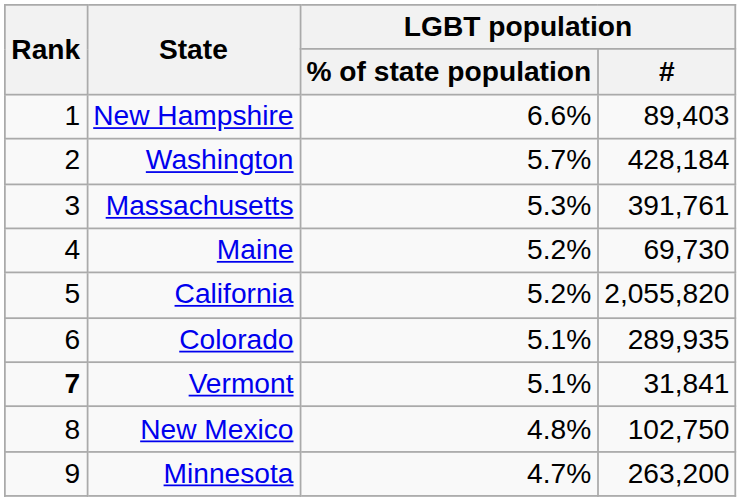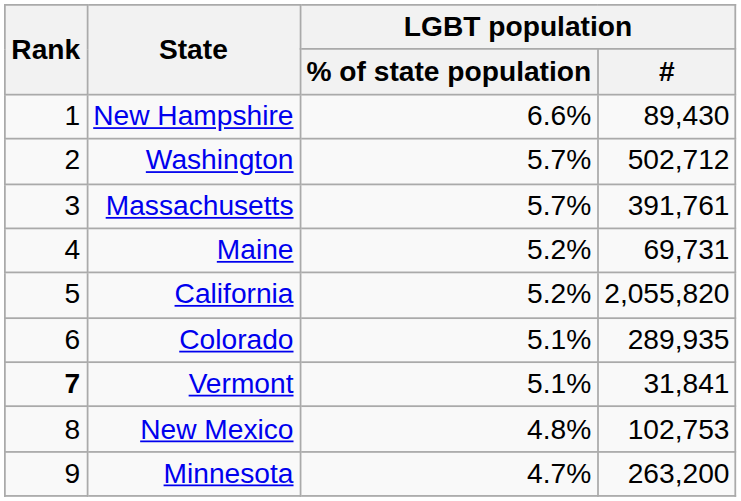(686, 116) 89,403 -> (686, 116) 89,430
(679, 160) 428,184 -> (679, 160) 502,712
(559, 205) 5.3% -> (559, 205) 5.7%
(686, 250) 69,730 -> (686, 250) 69,731
(679, 428) 102,750 -> (679, 428) 102,753
